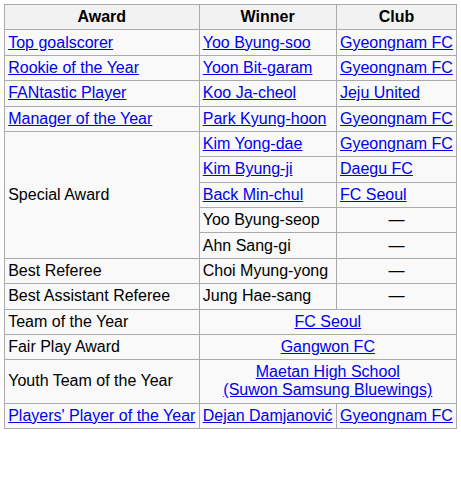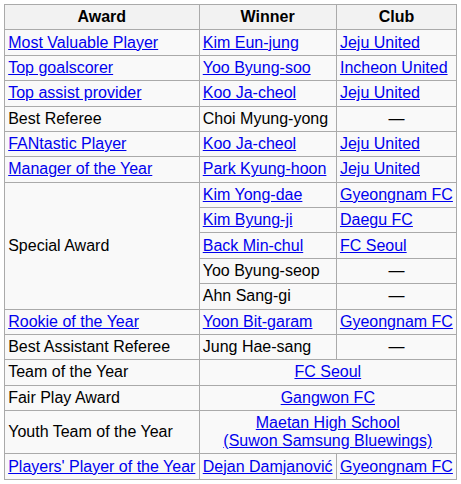+ row: (83, 42)
(396, 42) Gyeongnam FC -> (394, 67) Incheon United
+ row: (75, 93)
rows swapped: (74, 67) <-> (55, 270)
(396, 118) Gyeongnam FC -> (380, 169) Jeju United
